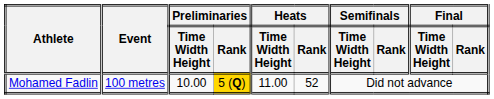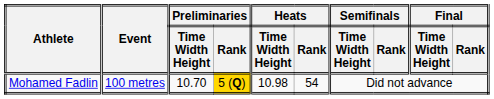(192, 84) 10.00 -> (192, 84) 10.70
(273, 84) 11.00 -> (273, 84) 10.98
(312, 84) 52 -> (312, 84) 54
